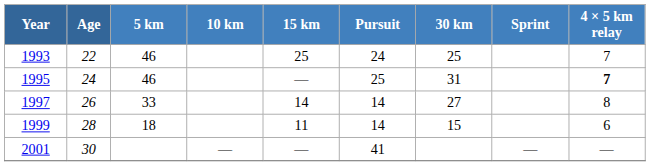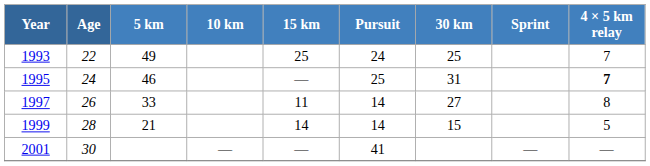(149, 56) 46 -> (149, 56) 49
(301, 103) 14 -> (301, 103) 11
(149, 126) 18 -> (149, 126) 21
(301, 126) 11 -> (301, 126) 14
(607, 126) 6 -> (607, 126) 5
